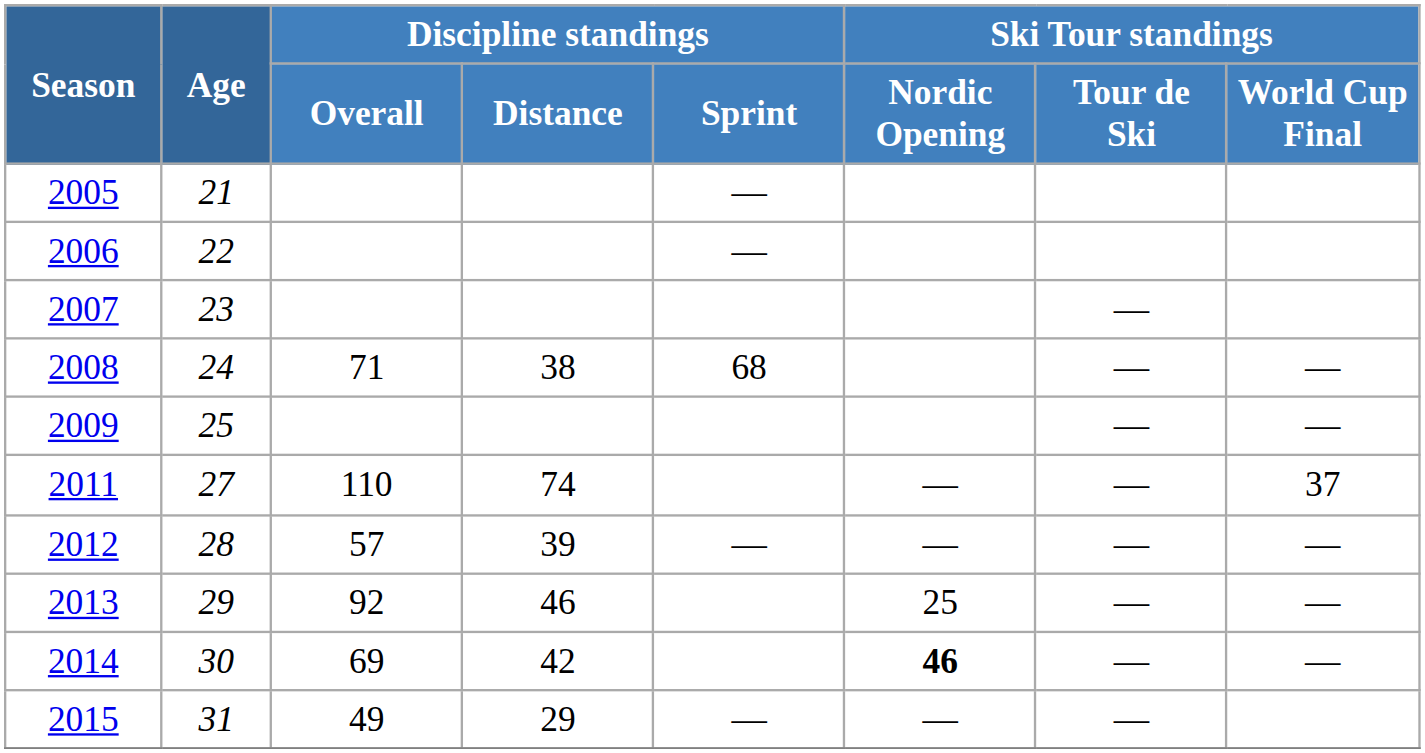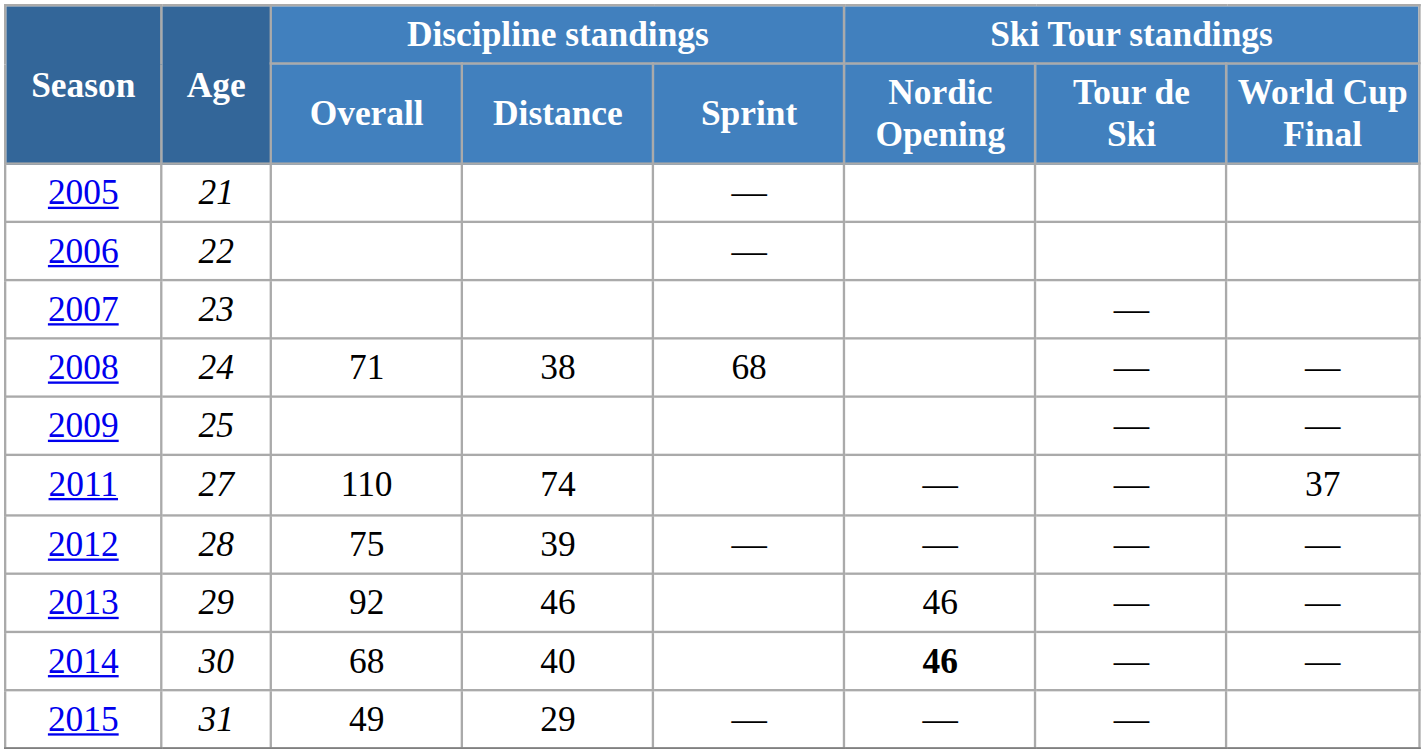(367, 542) 57 -> (367, 542) 75
(940, 601) 25 -> (940, 601) 46
(367, 659) 69 -> (367, 659) 68
(558, 659) 42 -> (558, 659) 40
